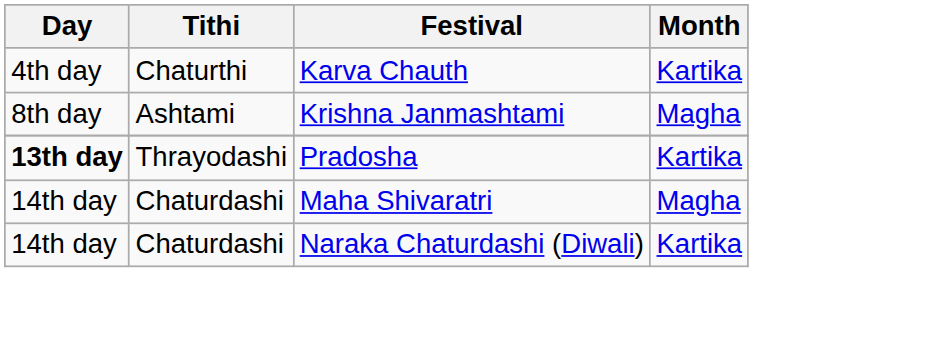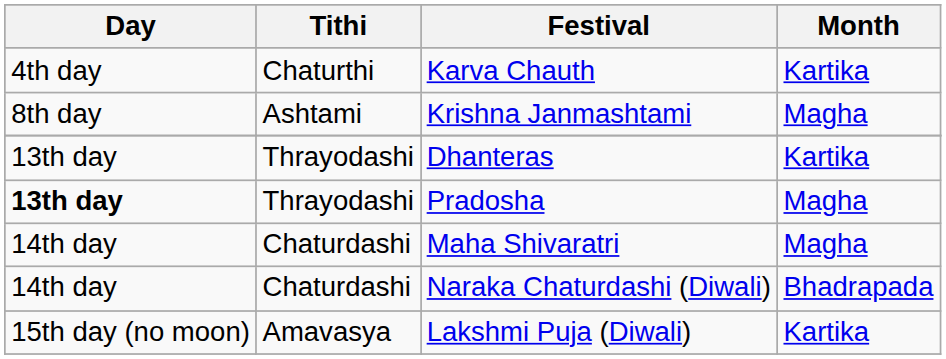+ row: (490, 157)
(699, 157) Kartika -> (826, 200) Magha
(699, 244) Kartika -> (858, 288) Bhadrapada
+ row: (559, 331)
